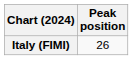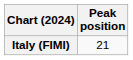(103, 45) 26 -> (103, 45) 21
